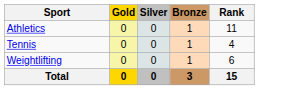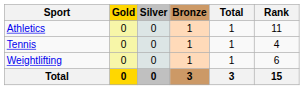+ column: (232, 13)
